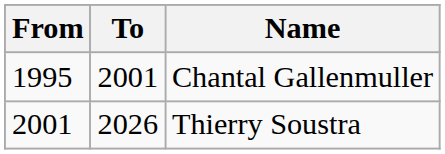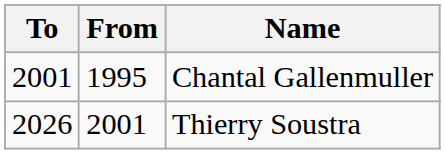columns swapped: (48, 28) <-> (128, 28)
